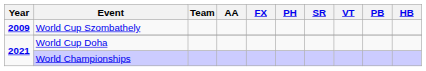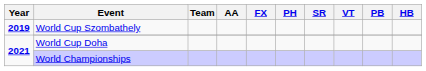(19, 28) 2009 -> (19, 28) 2019
